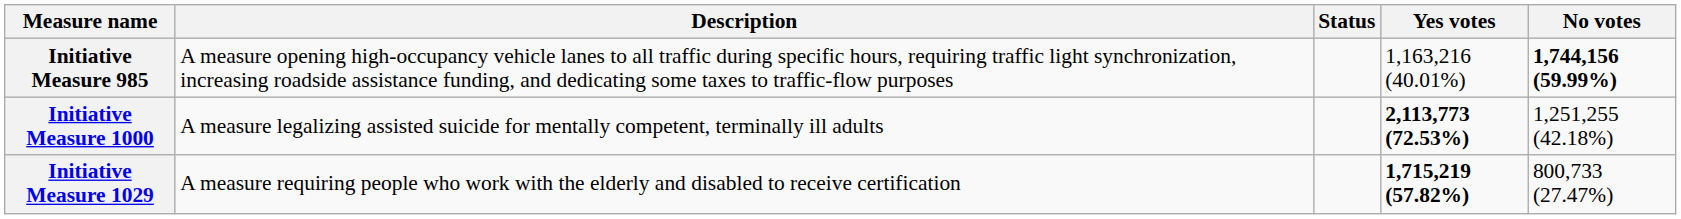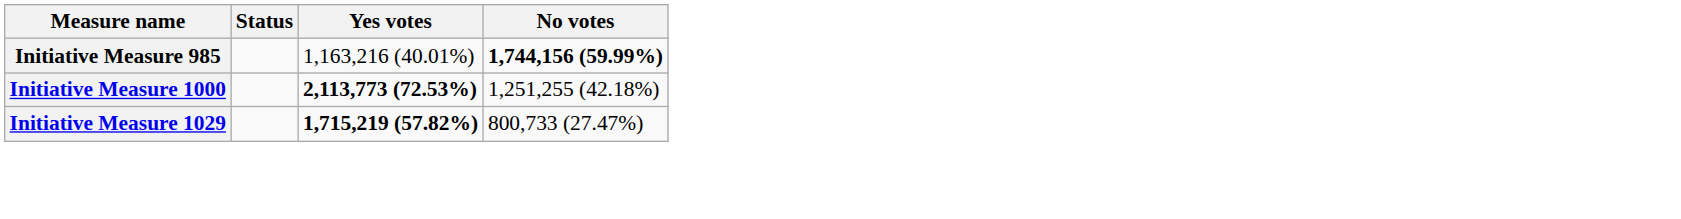- column: (744, 21)
